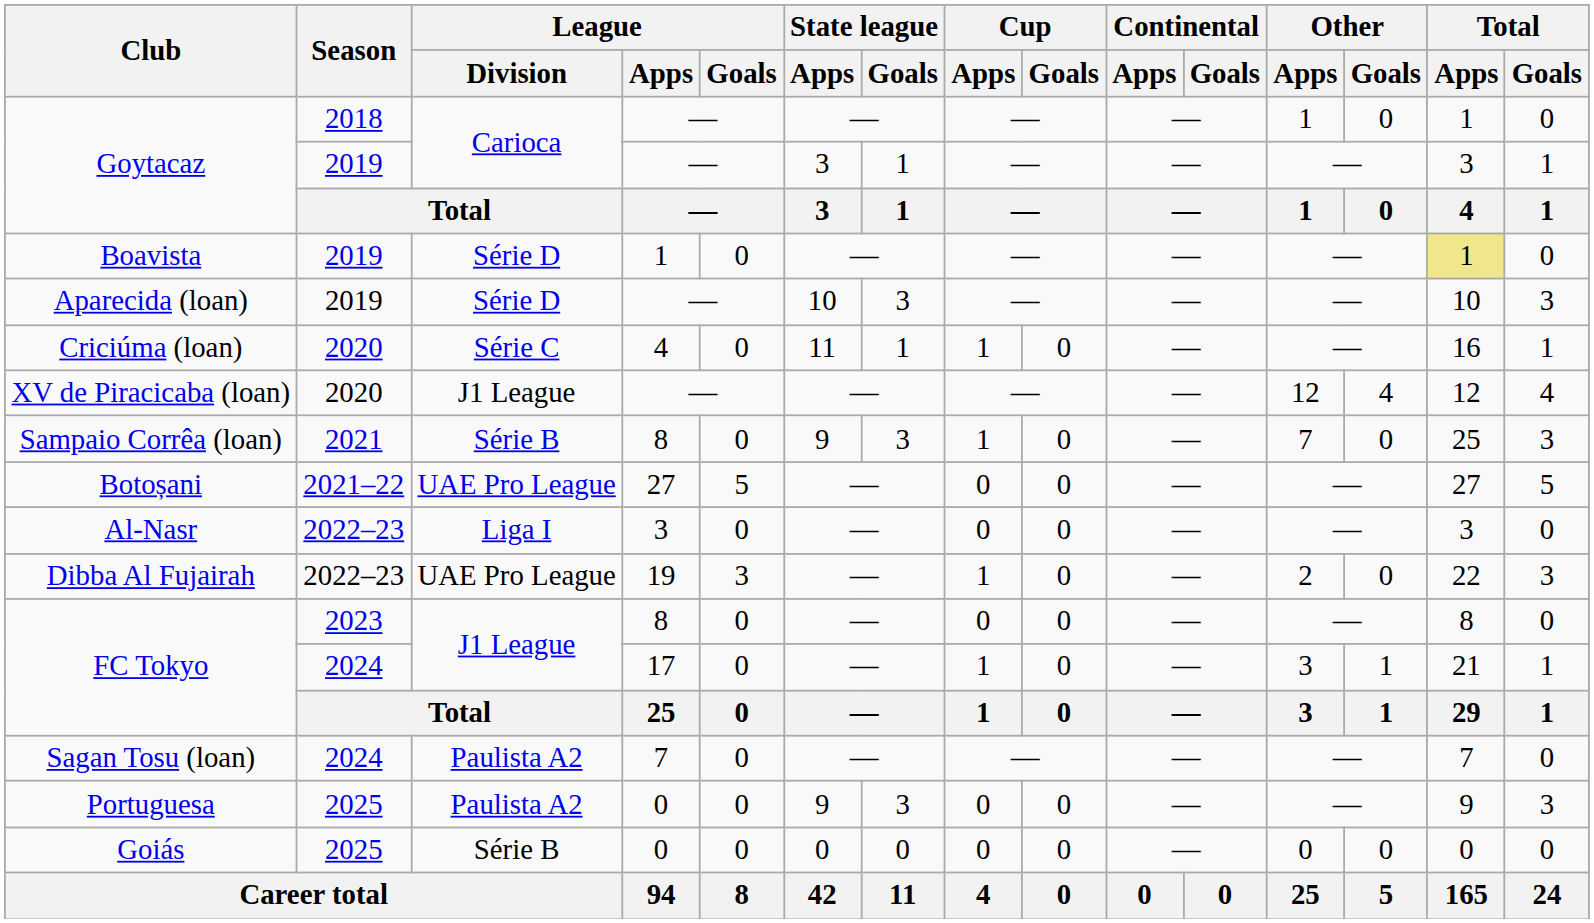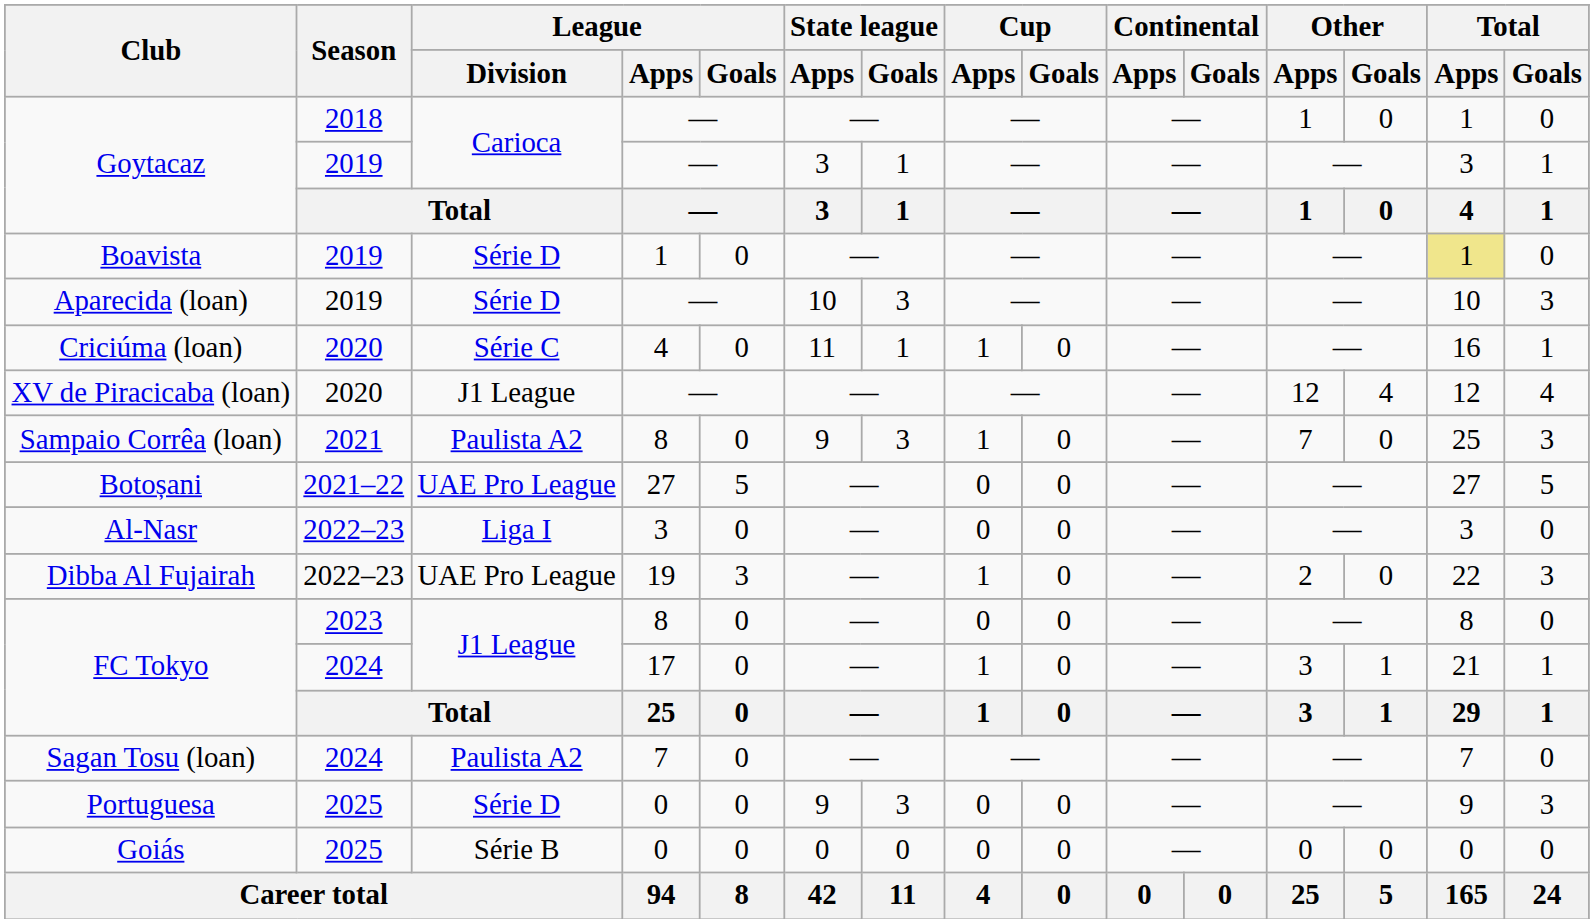(517, 438) Série B -> (517, 438) Paulista A2
(517, 803) Paulista A2 -> (517, 803) Série D
